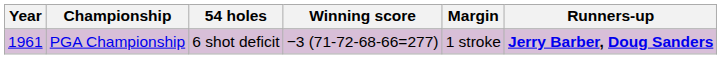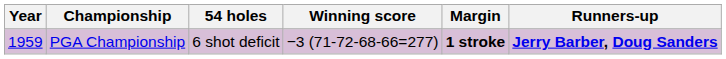(25, 41) 1961 -> (25, 41) 1959
(473, 41) normal -> (475, 41) bold
